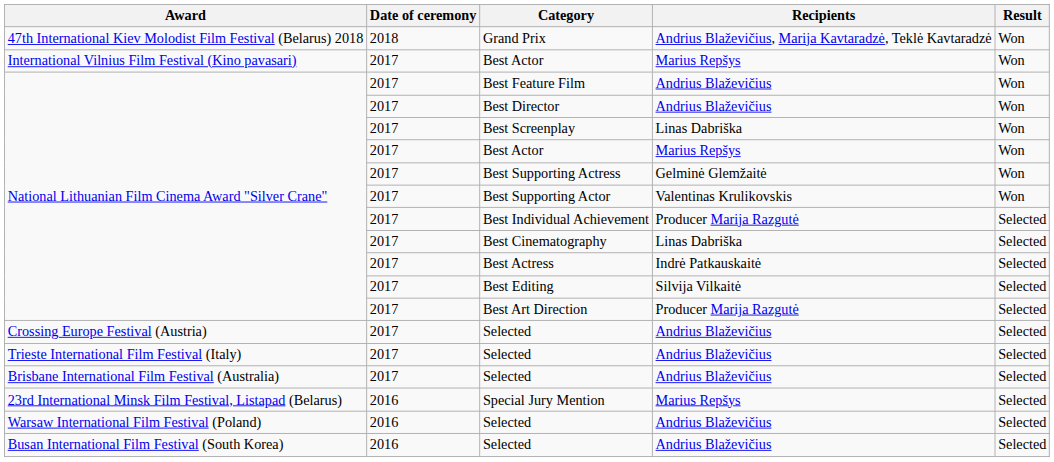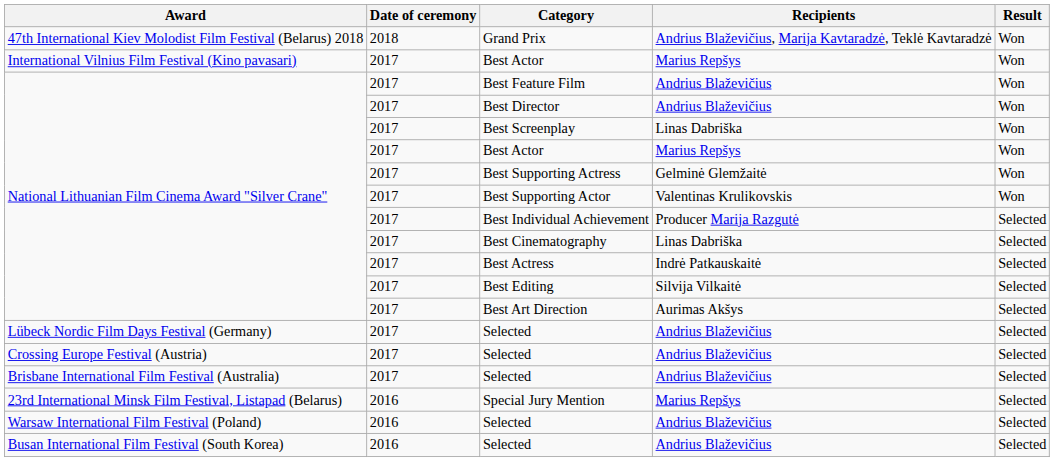(727, 309) Producer Marija Razgutė -> (699, 309) Aurimas Akšys
+ row: (140, 331)
- row: (125, 354)
